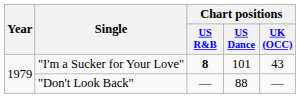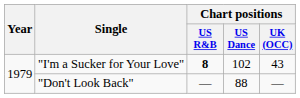(241, 64) 101 -> (241, 64) 102
